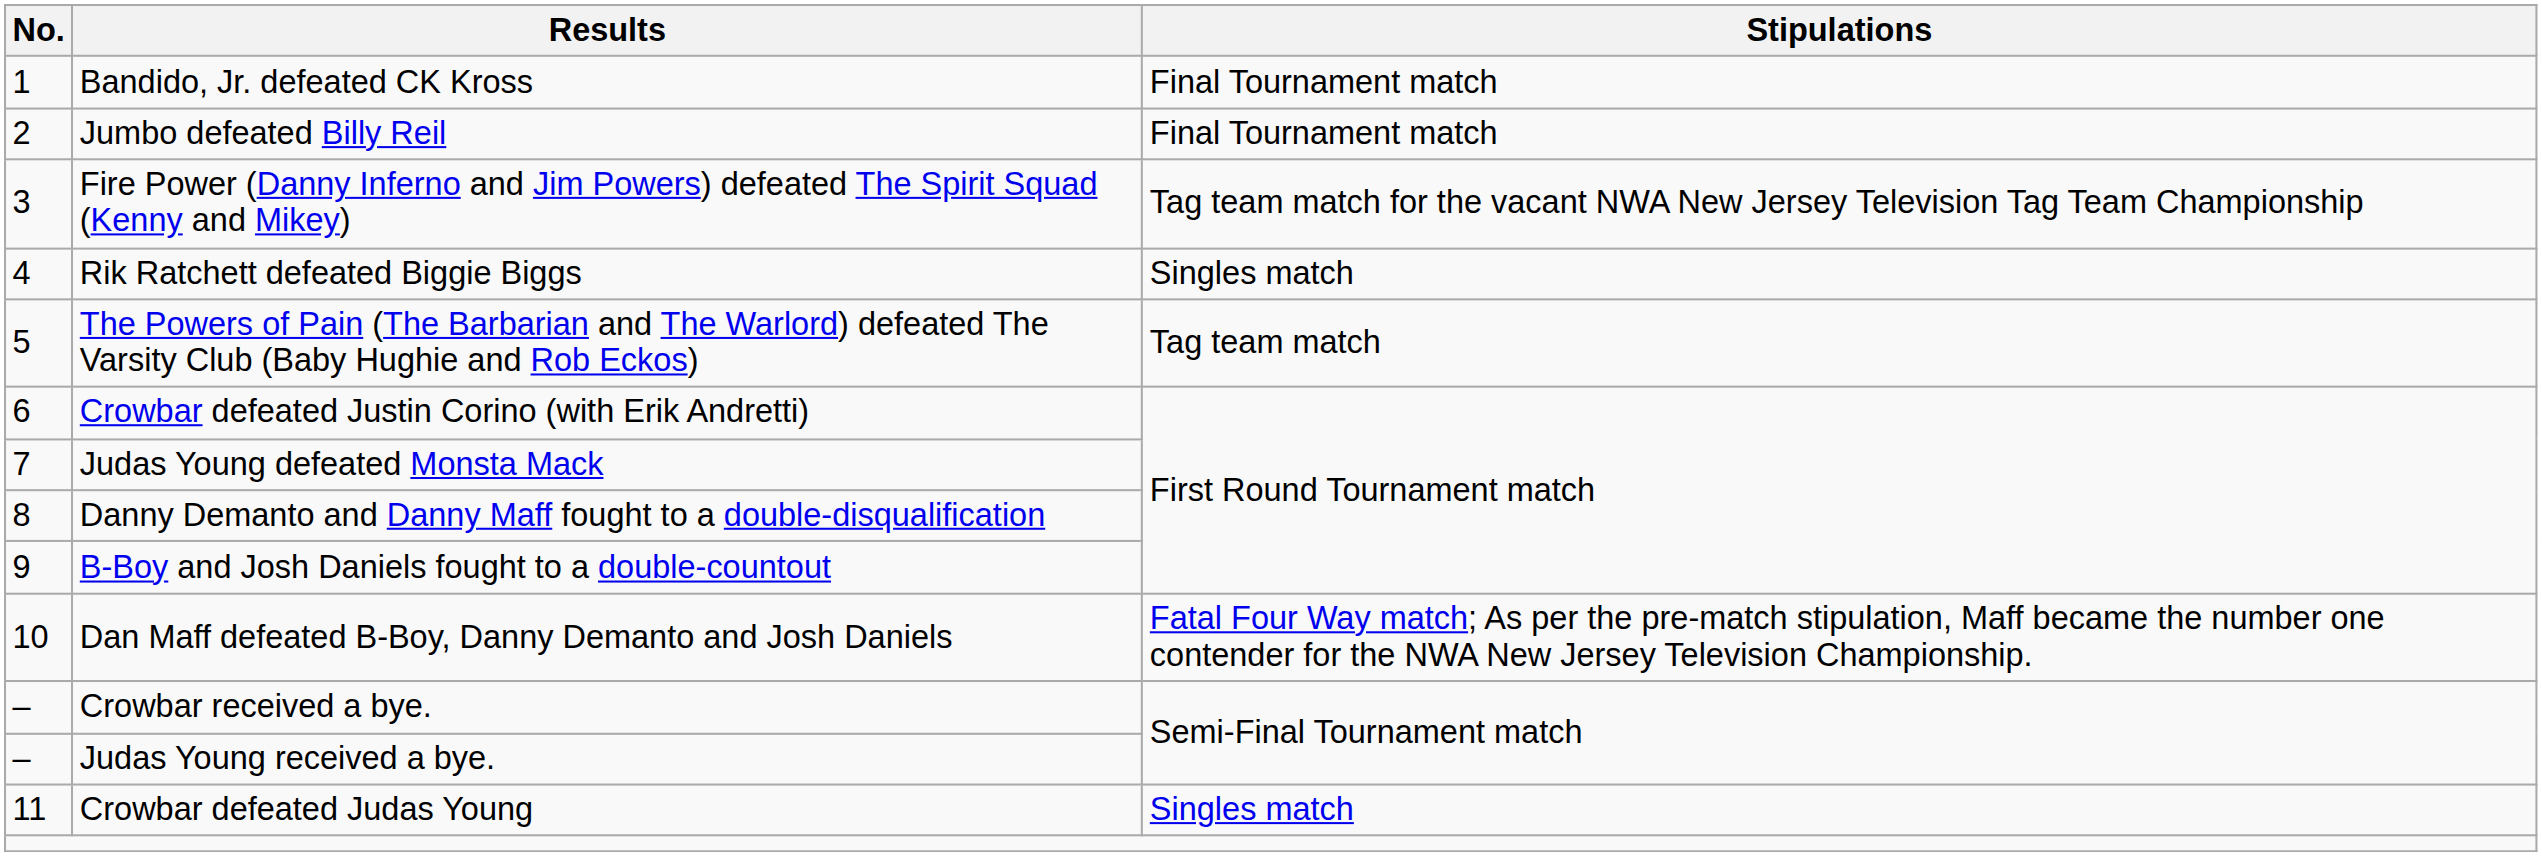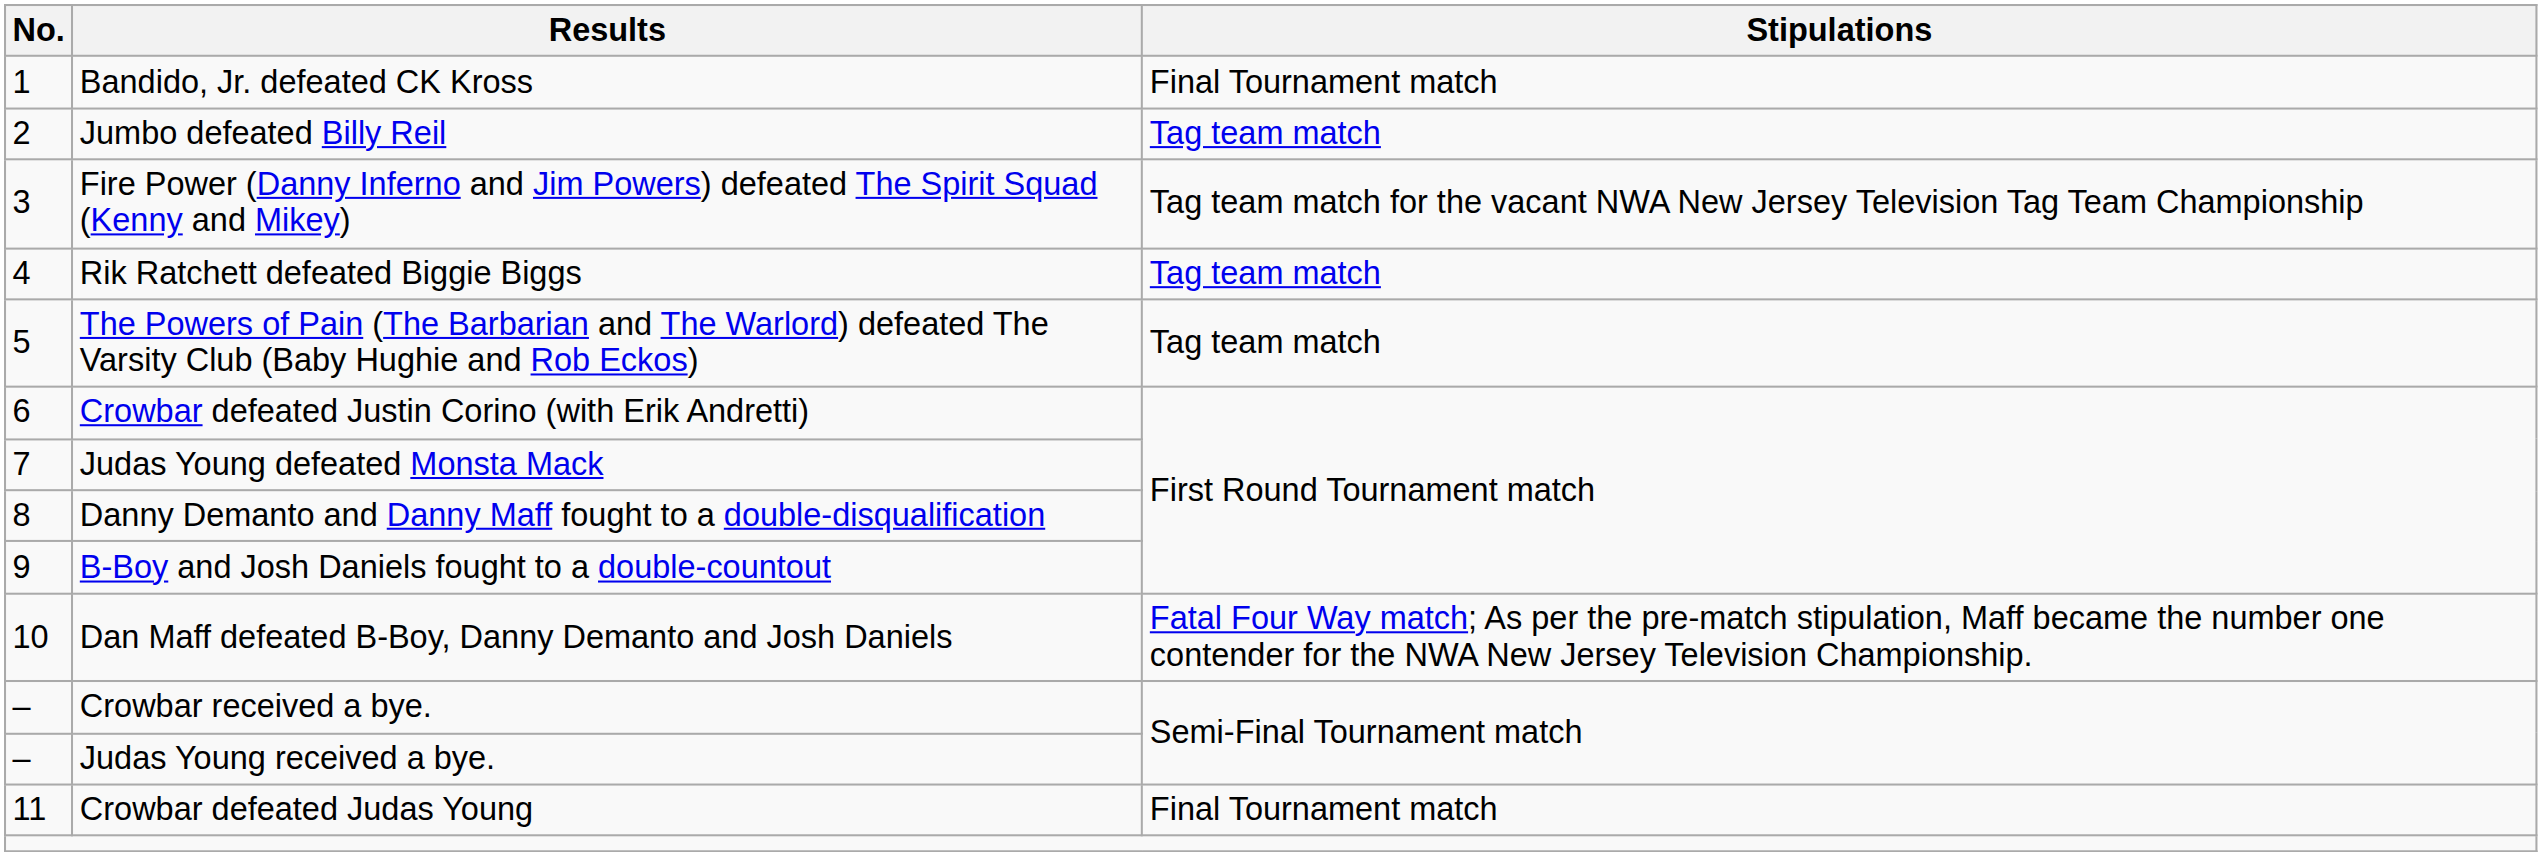(1324, 133) Final Tournament match -> (1265, 133) Tag team match
(1252, 272) Singles match -> (1265, 272) Tag team match
(1252, 809) Singles match -> (1324, 809) Final Tournament match
